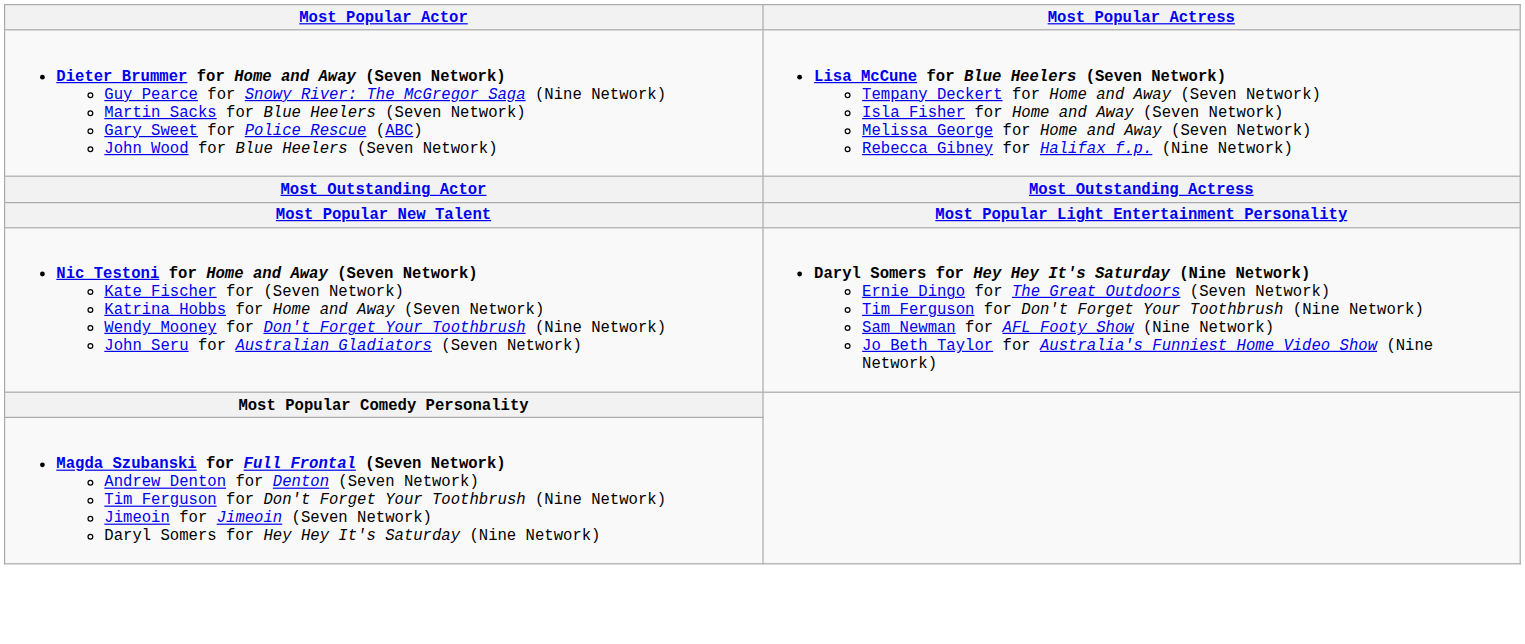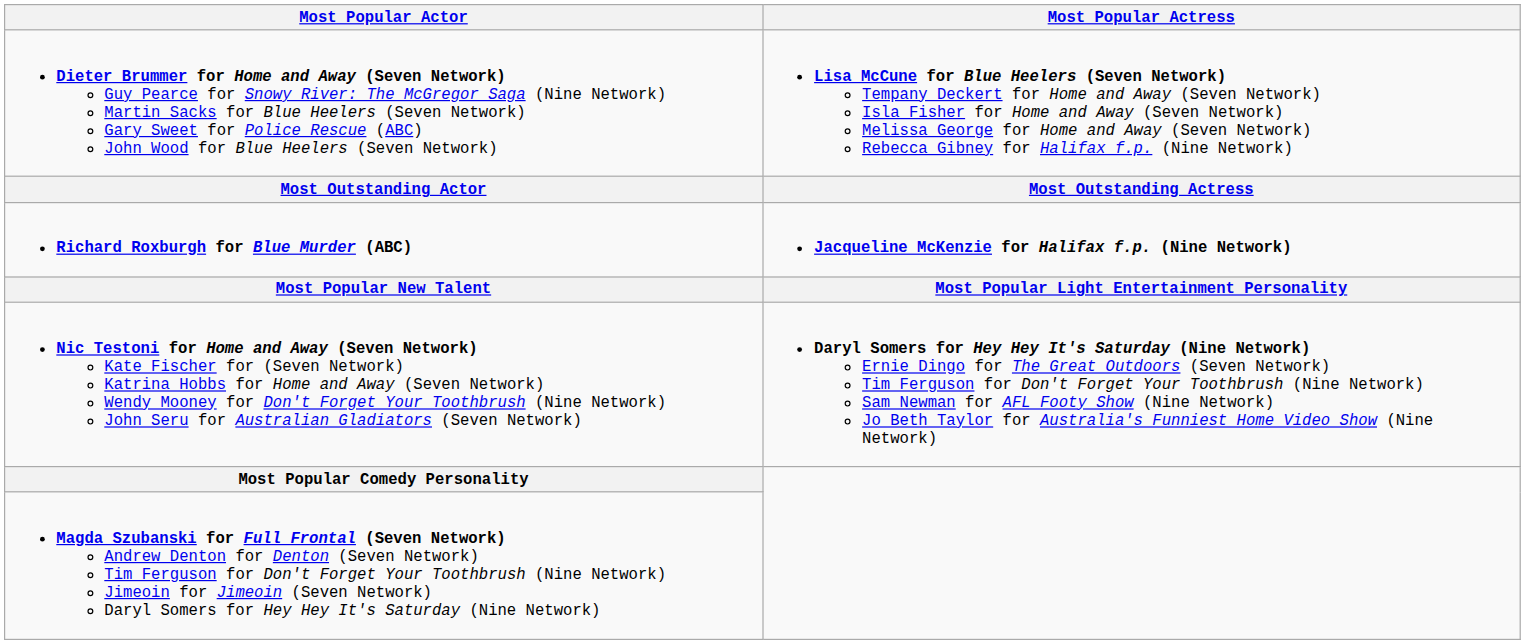+ row: (384, 248)
